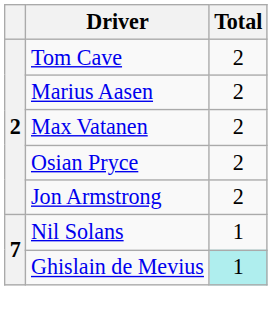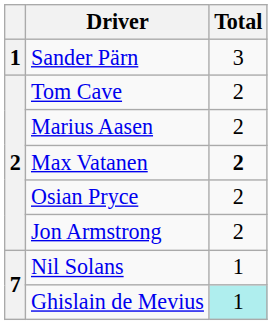+ row: (85, 57)
(238, 127) normal -> (238, 162) bold
